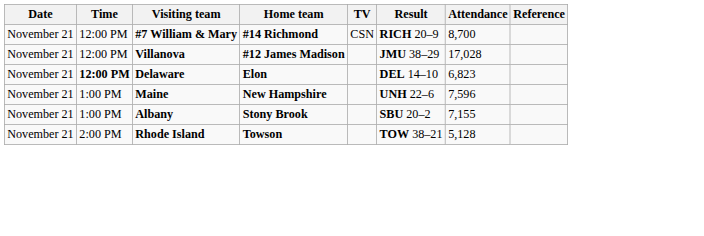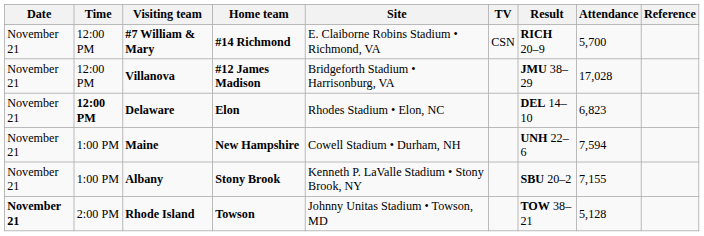+ column: (397, 14)
(462, 34) 8,700 -> (593, 41) 5,700
(462, 94) 7,596 -> (593, 145) 7,594
(40, 135) normal -> (34, 214) bold
